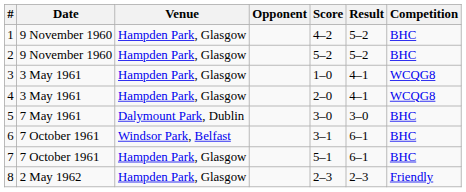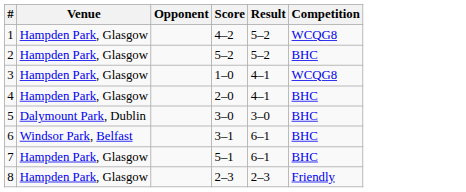- column: (66, 14)
(403, 34) BHC -> (314, 34) WCQG8
(413, 95) WCQG8 -> (305, 95) BHC
